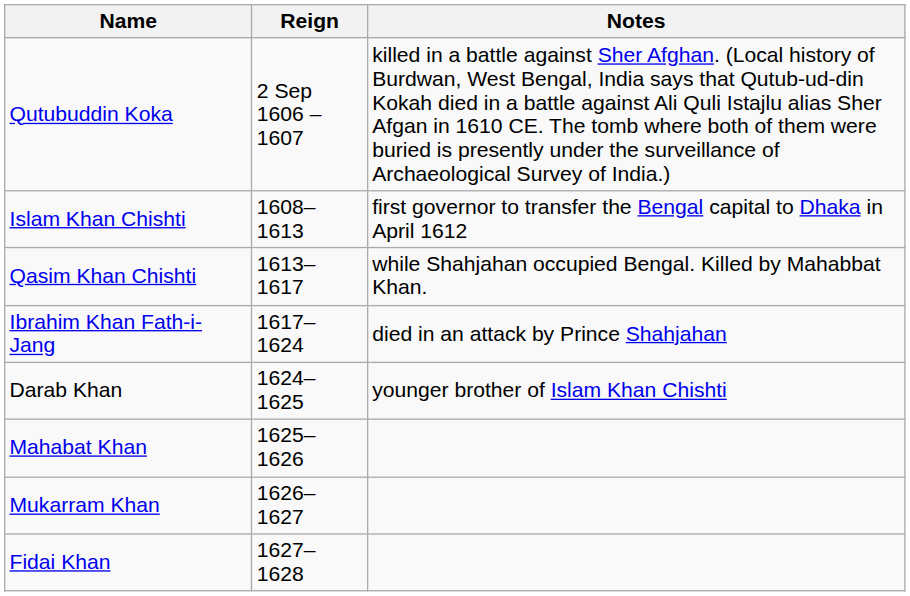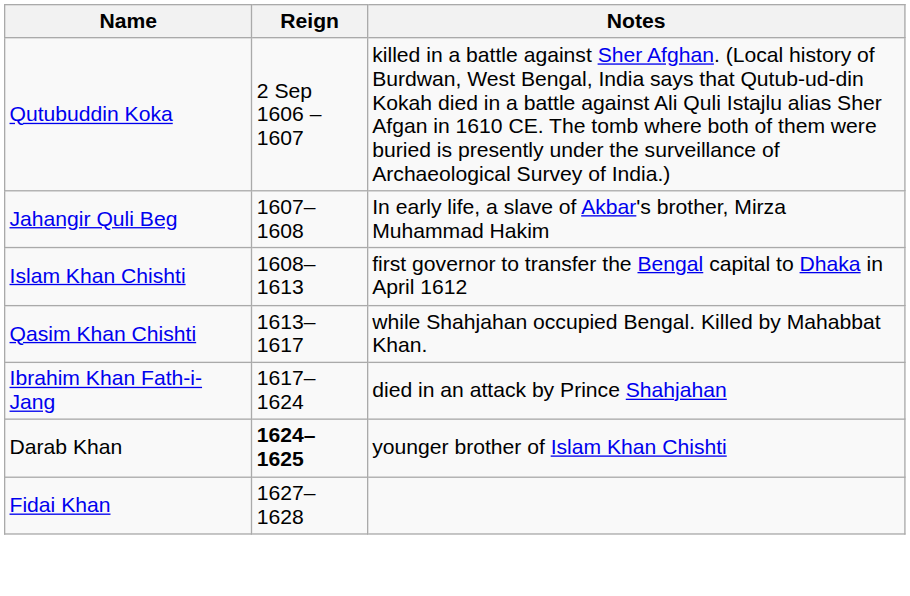+ row: (93, 218)
(286, 390) normal -> (286, 447) bold
- row: (78, 447)
- row: (85, 505)
